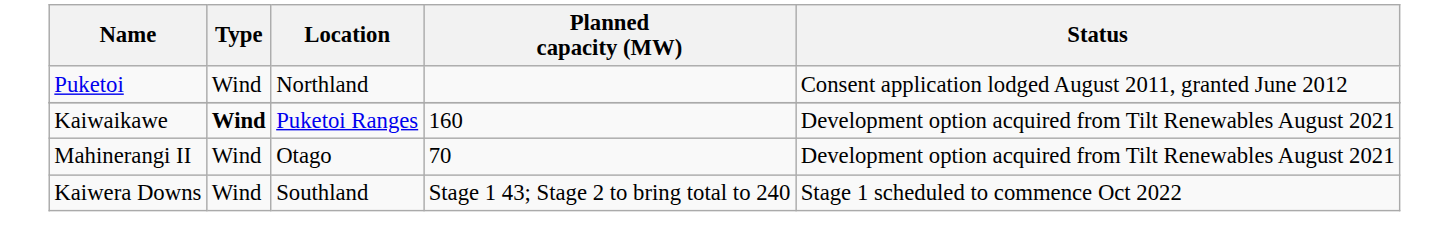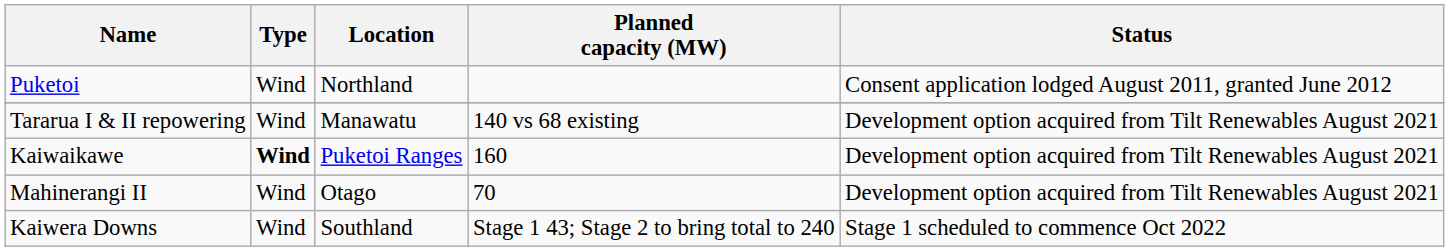+ row: (128, 120)
